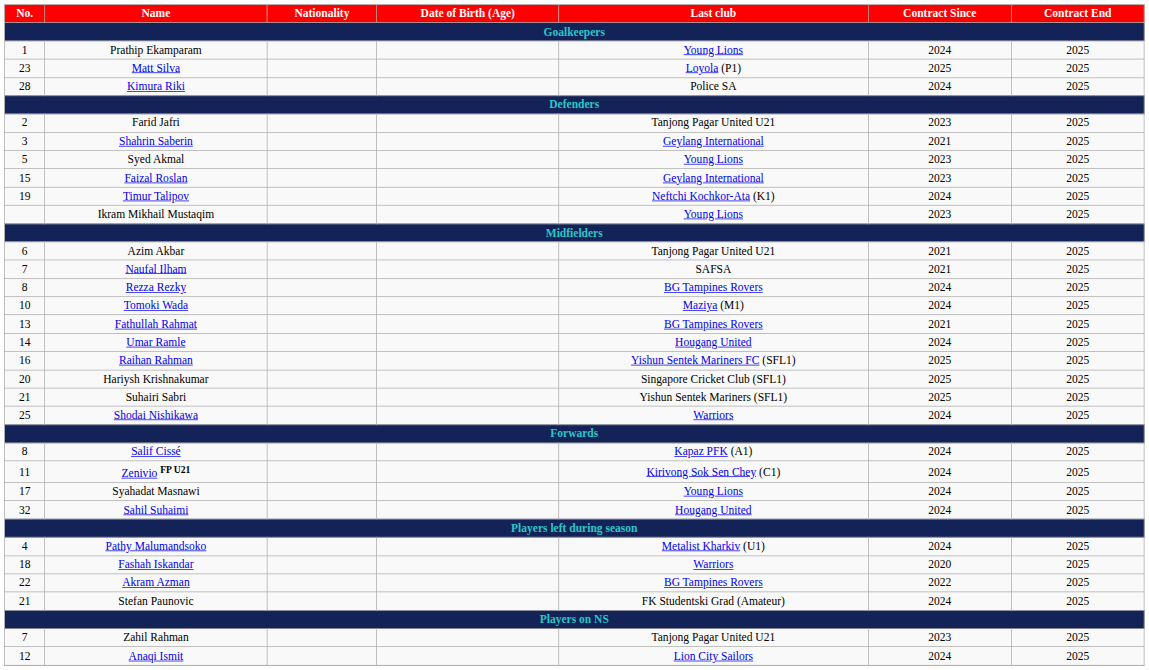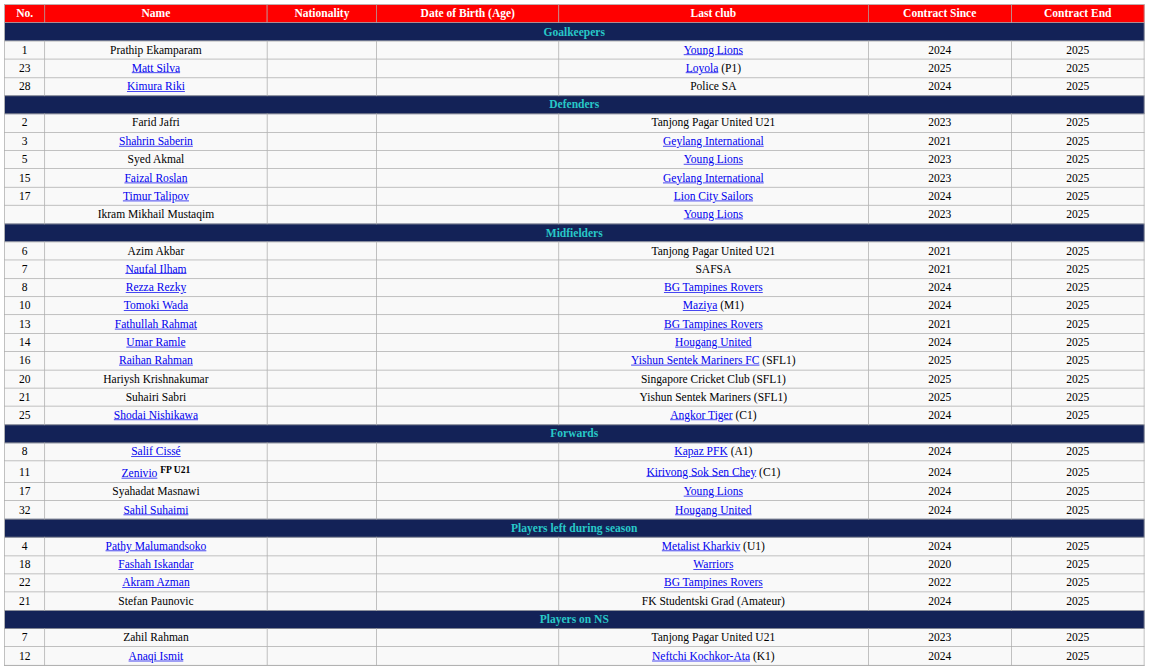(25, 196) 19 -> (25, 196) 17
(713, 196) Neftchi Kochkor-Ata (K1) -> (713, 196) Lion City Sailors
(713, 415) Warriors -> (713, 415) Angkor Tiger (C1)
(713, 656) Lion City Sailors -> (713, 656) Neftchi Kochkor-Ata (K1)
